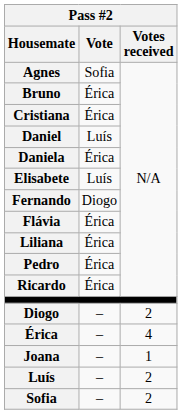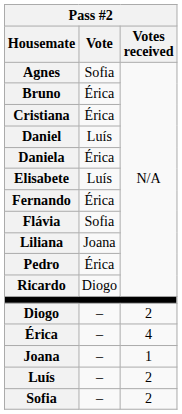(99, 200) Diogo -> (99, 200) Érica
(99, 222) Érica -> (99, 222) Sofia
(99, 243) Érica -> (99, 243) Joana
(99, 286) Érica -> (99, 286) Diogo
